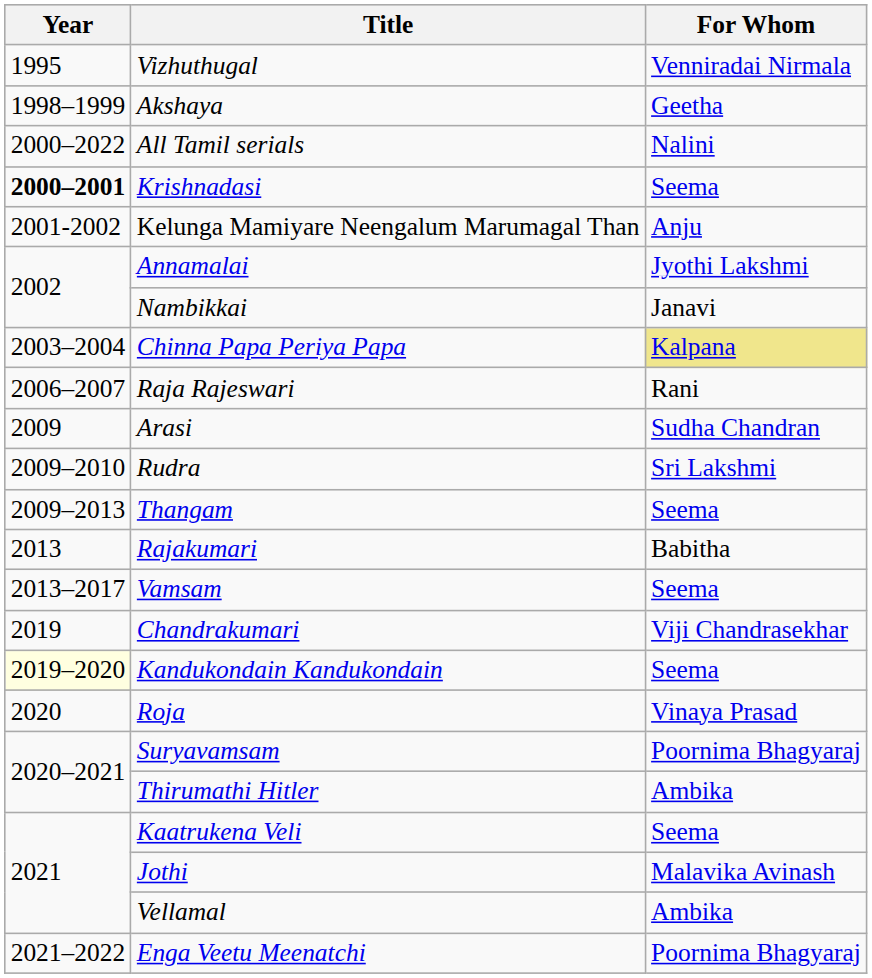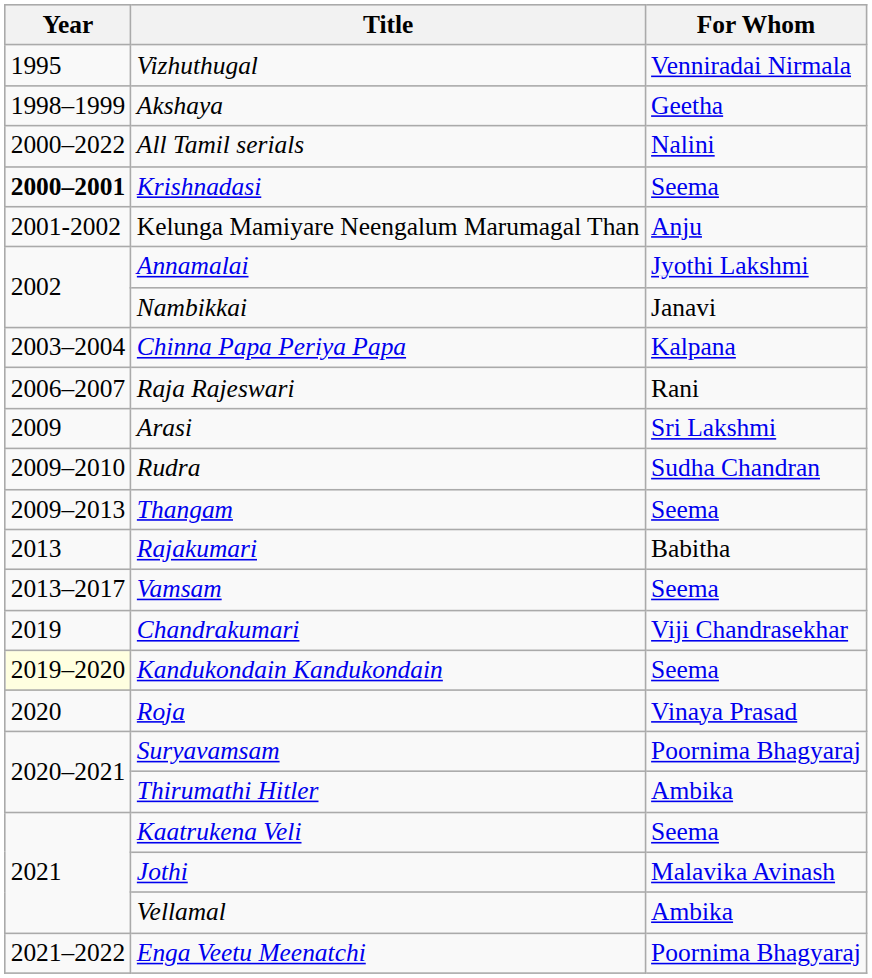(693, 347) khaki background -> (693, 347) no background
(736, 428) Sudha Chandran -> (714, 428) Sri Lakshmi
(714, 468) Sri Lakshmi -> (736, 468) Sudha Chandran
